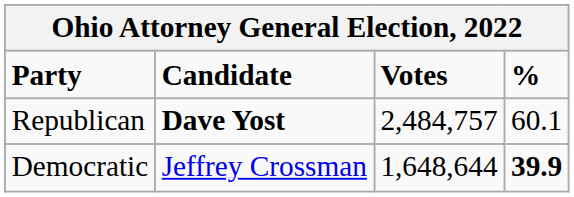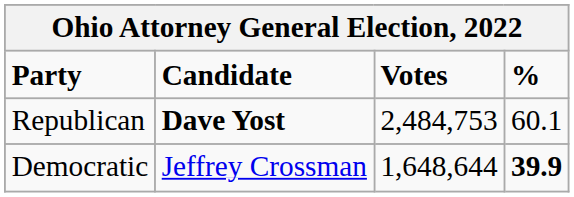(439, 120) 2,484,757 -> (439, 120) 2,484,753
